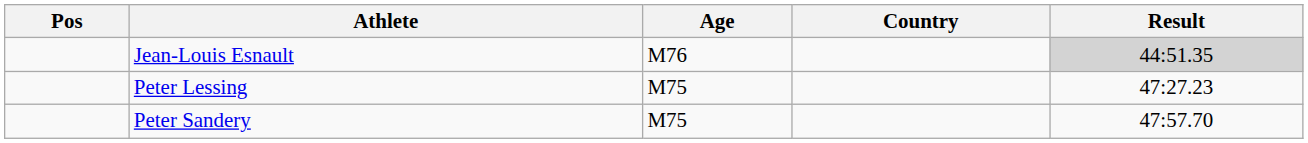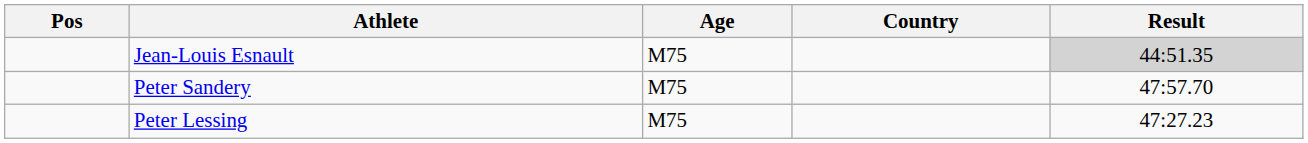(667, 54) M76 -> (667, 54) M75
rows swapped: (191, 87) <-> (192, 120)
